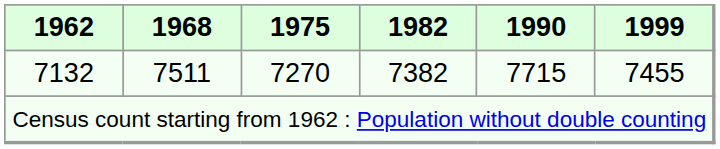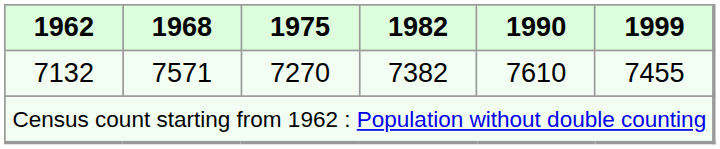(182, 72) 7511 -> (182, 72) 7571
(536, 72) 7715 -> (536, 72) 7610
